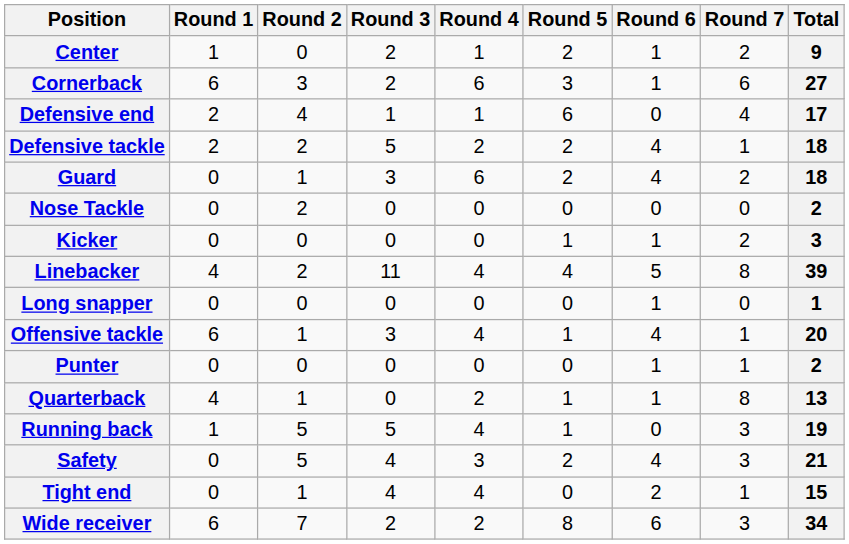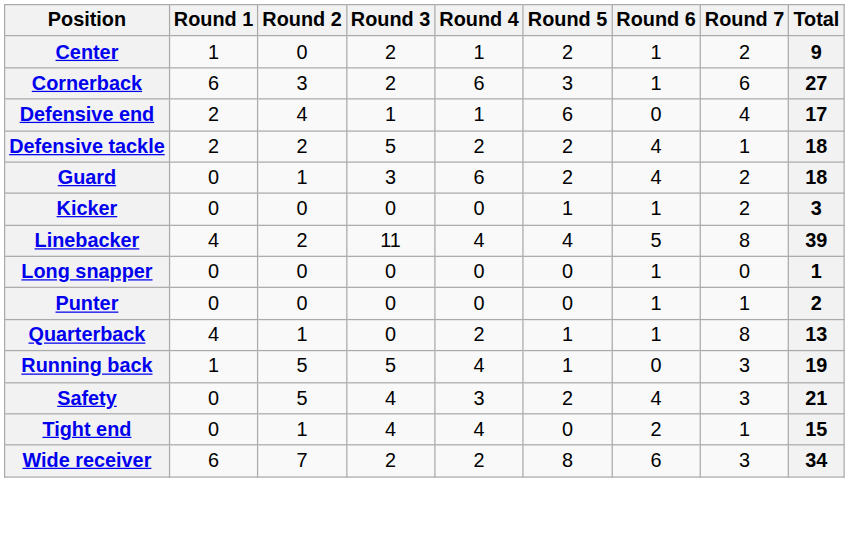- row: (87, 209)
- row: (87, 334)
